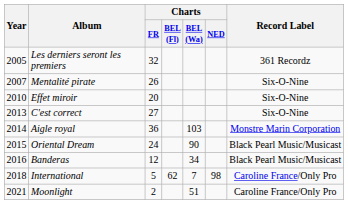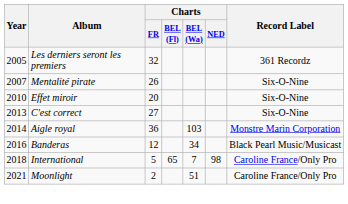- row: (63, 144)
(172, 176) 62 -> (172, 160) 65
